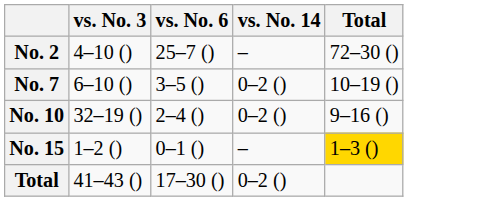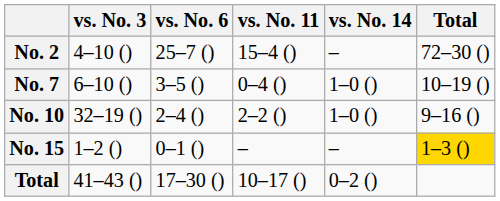+ column: (279, 20)
(262, 84) 0–2 () -> (353, 84) 1–0 ()
(262, 116) 0–2 () -> (353, 116) 1–0 ()
